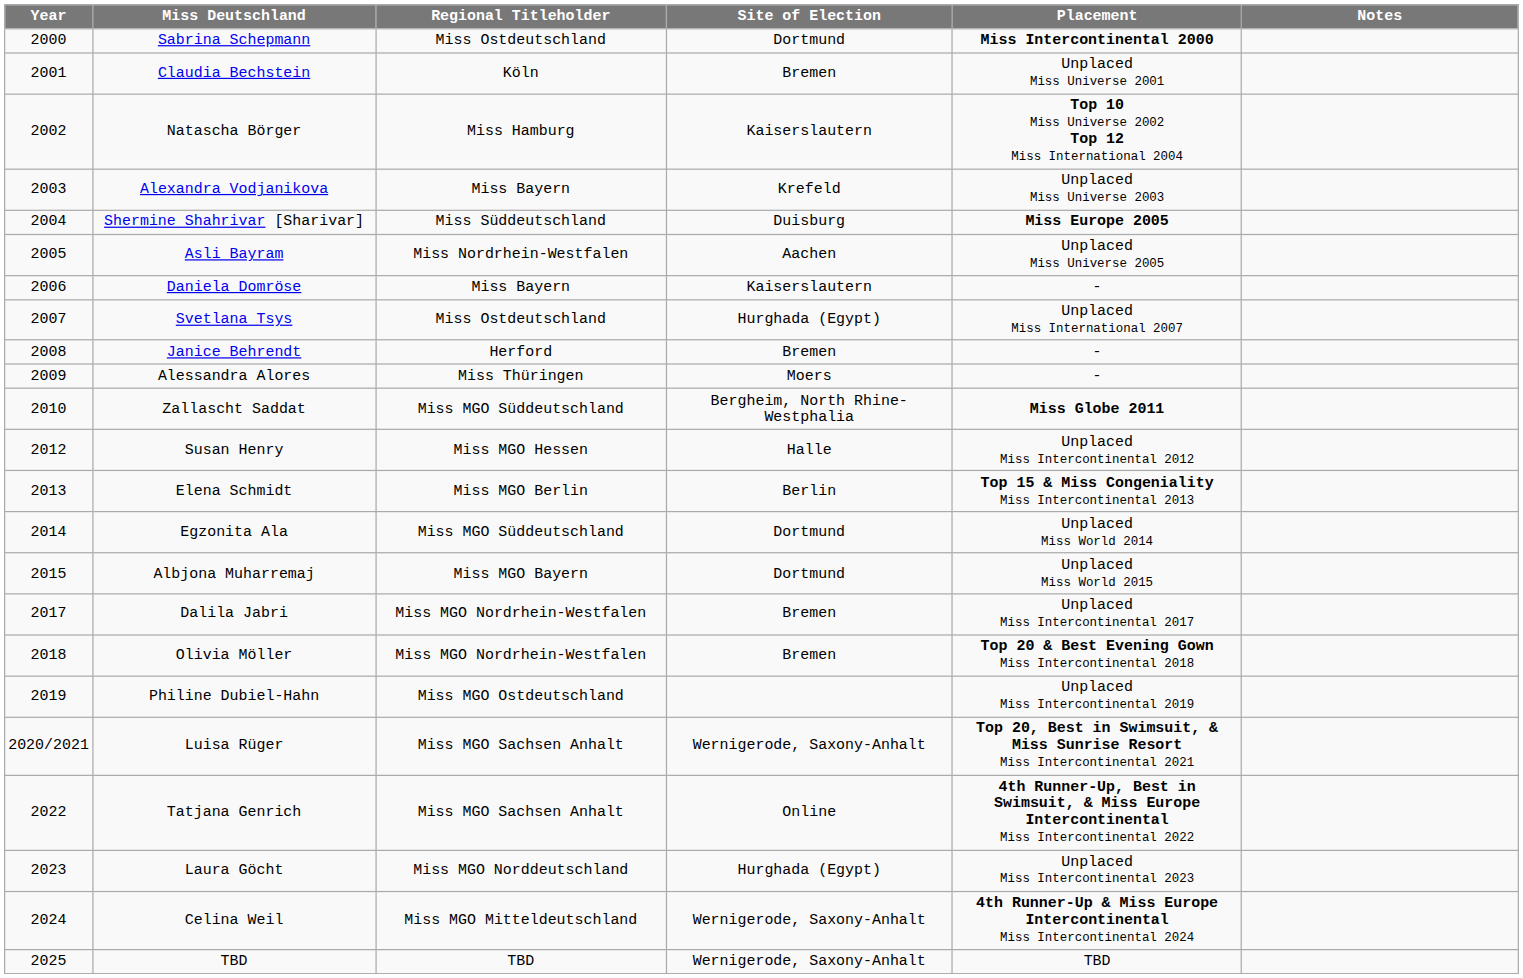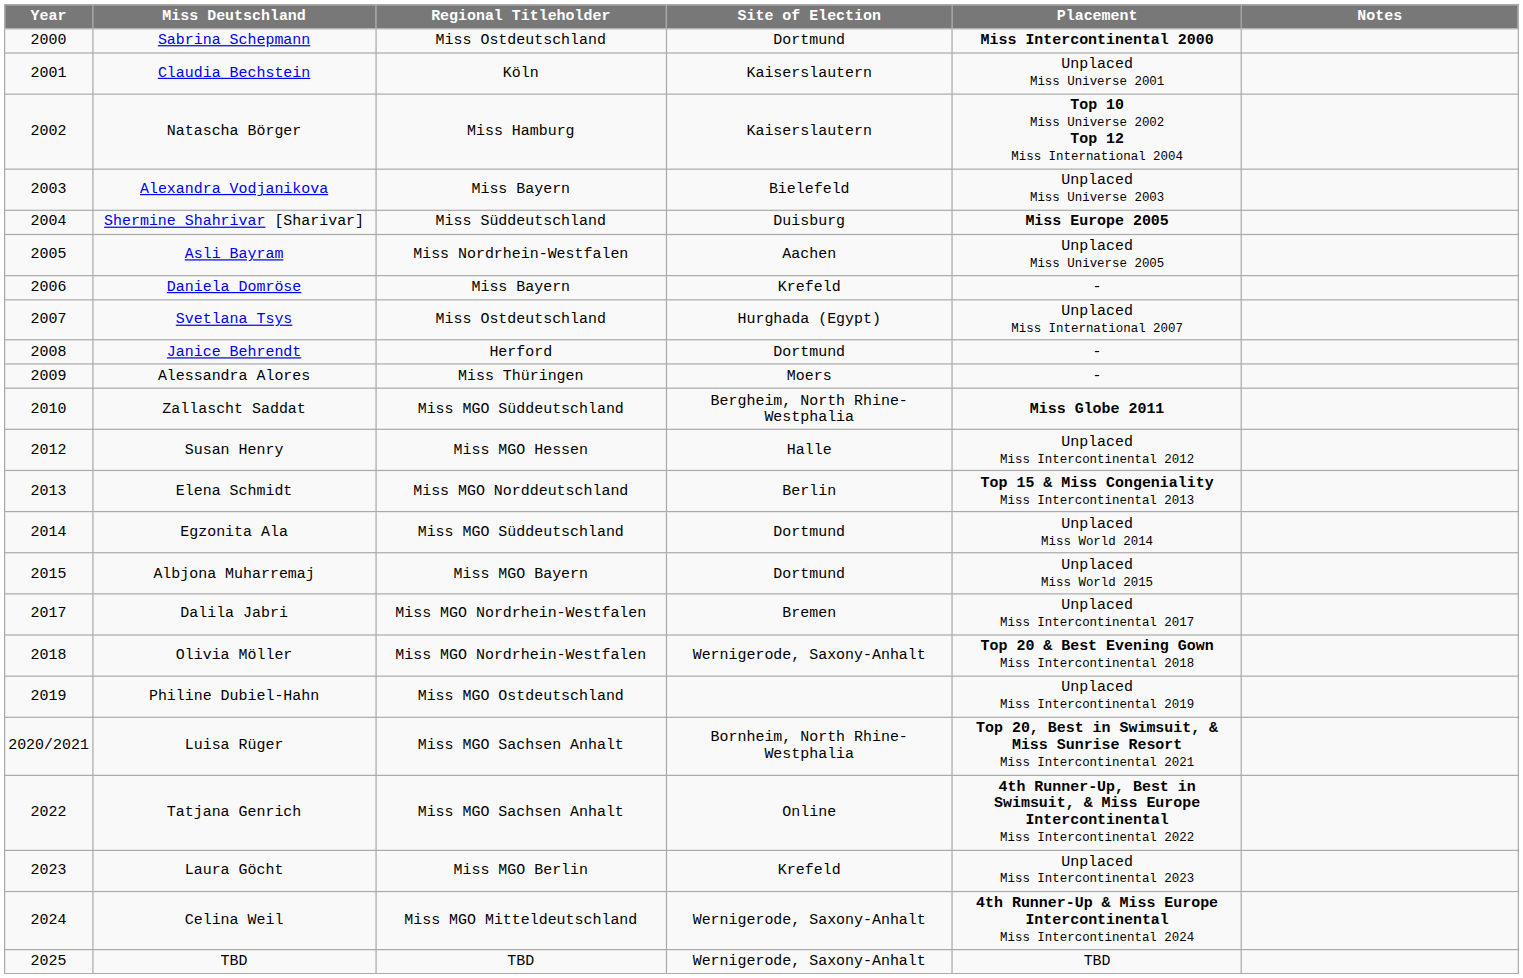(809, 74) Bremen -> (809, 74) Kaiserslautern
(809, 190) Krefeld -> (809, 190) Bielefeld
(809, 288) Kaiserslautern -> (809, 288) Krefeld
(809, 353) Bremen -> (809, 353) Dortmund
(521, 492) Miss MGO Berlin -> (521, 492) Miss MGO Norddeutschland
(809, 656) Bremen -> (809, 656) Wernigerode, Saxony-Anhalt
(809, 746) Wernigerode, Saxony-Anhalt -> (809, 746) Bornheim, North Rhine-Westphalia
(521, 871) Miss MGO Norddeutschland -> (521, 871) Miss MGO Berlin
(809, 871) Hurghada (Egypt) -> (809, 871) Krefeld
